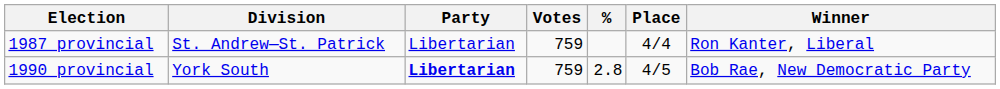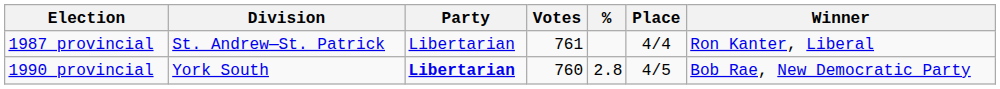(569, 44) 759 -> (569, 44) 761
(569, 70) 759 -> (569, 70) 760
